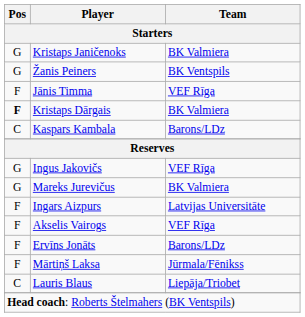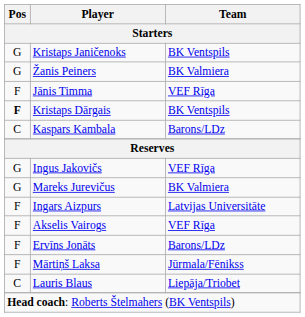(198, 52) BK Valmiera -> (199, 52) BK Ventspils
(199, 72) BK Ventspils -> (198, 72) BK Valmiera
(198, 110) BK Valmiera -> (199, 110) BK Ventspils
